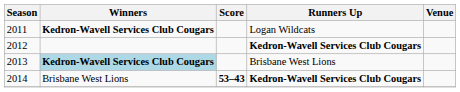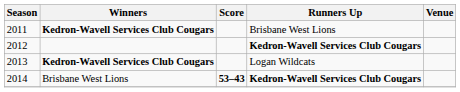(282, 29) Logan Wildcats -> (293, 29) Brisbane West Lions
(128, 62) lightblue background -> (128, 62) no background
(293, 62) Brisbane West Lions -> (282, 62) Logan Wildcats
